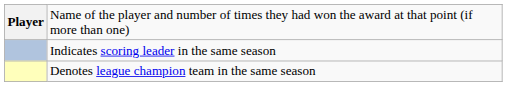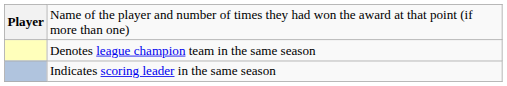rows swapped: (163, 50) <-> (183, 71)
